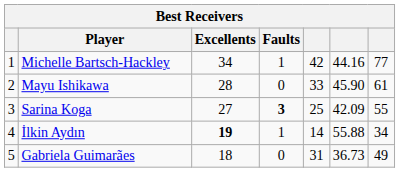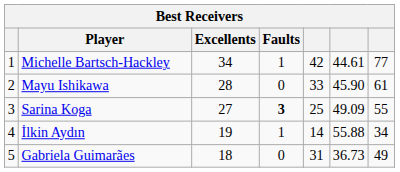(349, 63) 44.16 -> (349, 63) 44.61
(349, 109) 42.09 -> (349, 109) 49.09
(225, 132) bold -> (225, 132) normal
